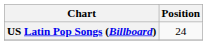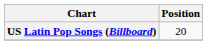(181, 31) 24 -> (181, 31) 20
